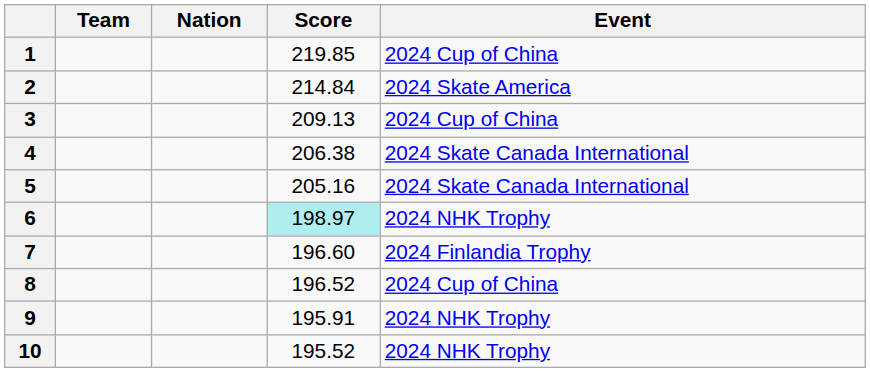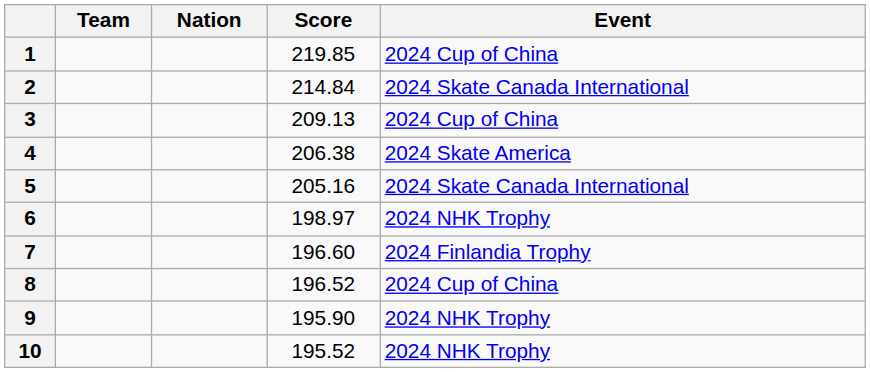(478, 86) 2024 Skate America -> (537, 86) 2024 Skate Canada International
(537, 152) 2024 Skate Canada International -> (478, 152) 2024 Skate America
(323, 218) paleturquoise background -> (323, 218) no background
(323, 317) 195.91 -> (323, 317) 195.90
